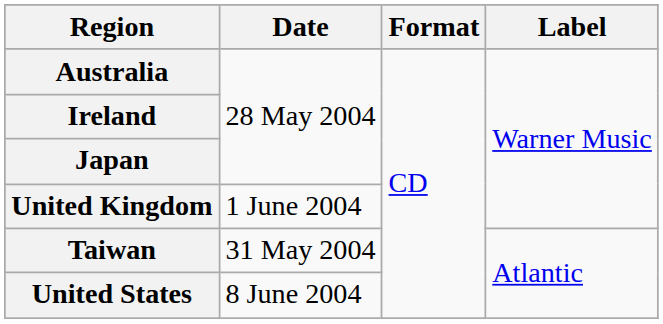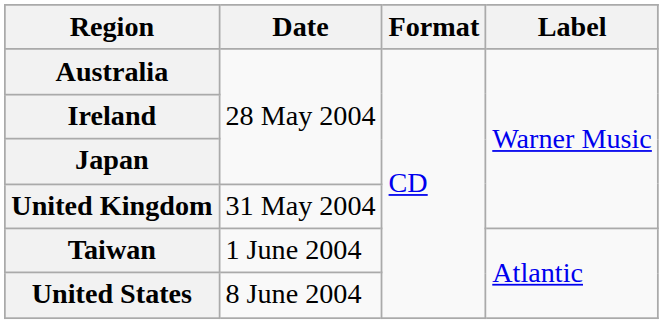(293, 205) 1 June 2004 -> (301, 205) 31 May 2004
(301, 250) 31 May 2004 -> (293, 250) 1 June 2004
